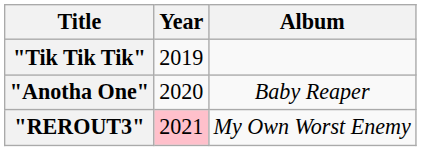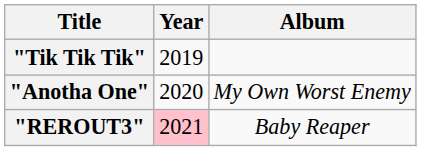(312, 92) Baby Reaper -> (312, 92) My Own Worst Enemy
(312, 127) My Own Worst Enemy -> (312, 127) Baby Reaper
